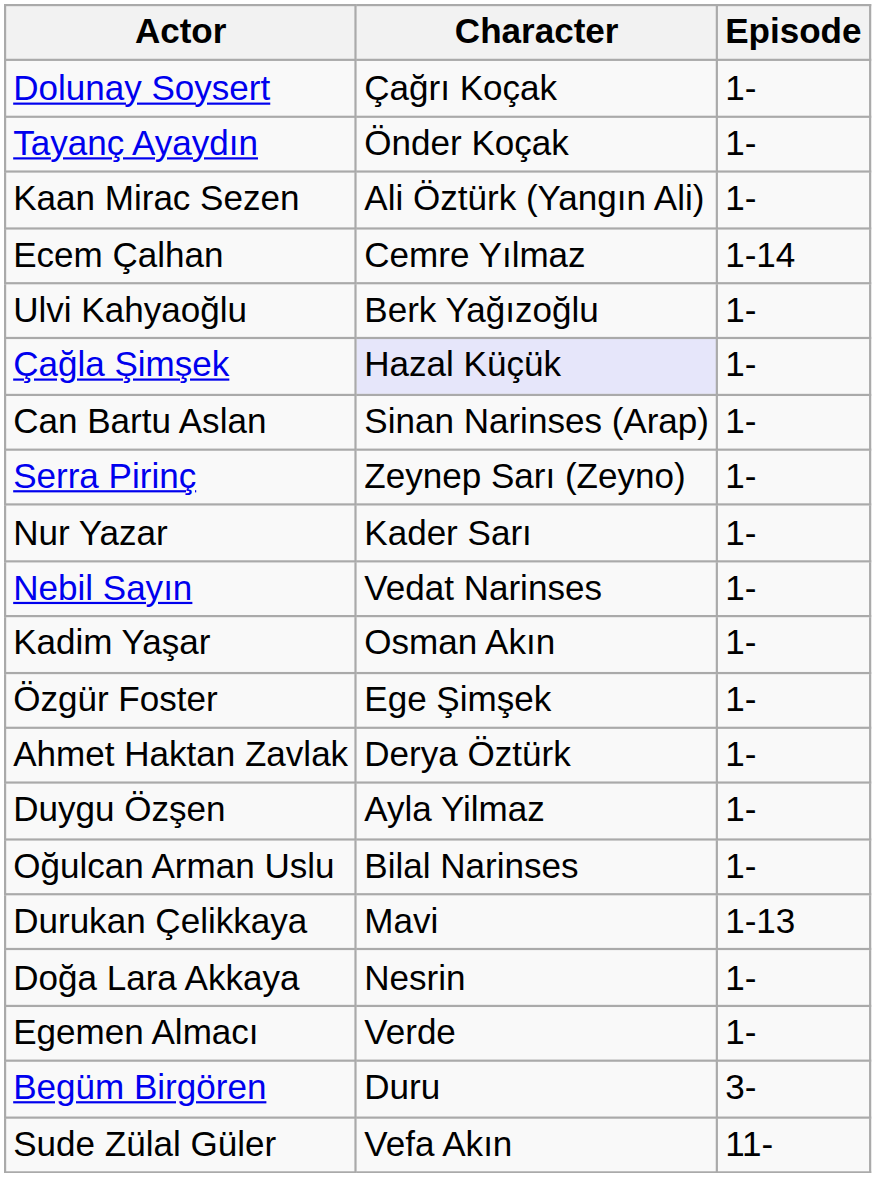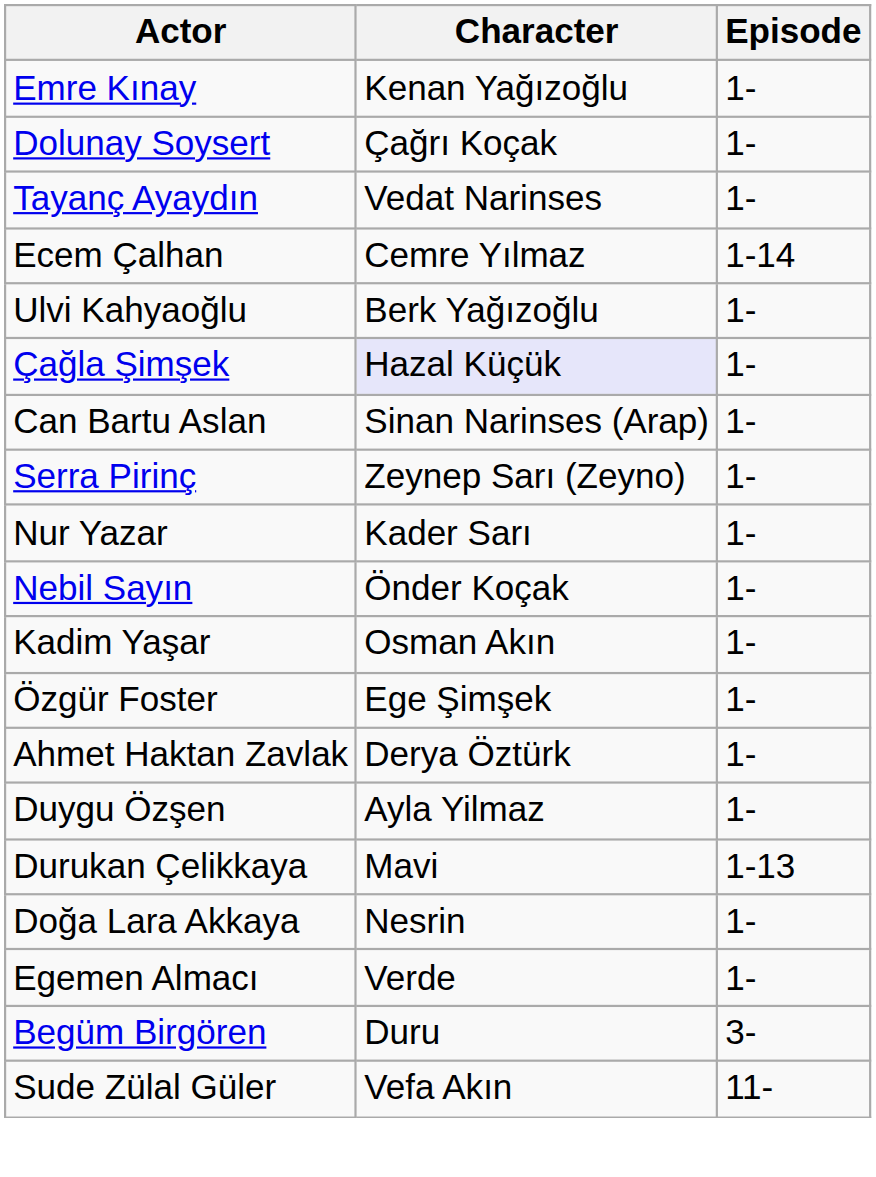+ row: (105, 87)
(467, 143) Önder Koçak -> (483, 198) Vedat Narinses
- row: (156, 198)
(483, 587) Vedat Narinses -> (467, 587) Önder Koçak
- row: (174, 865)
